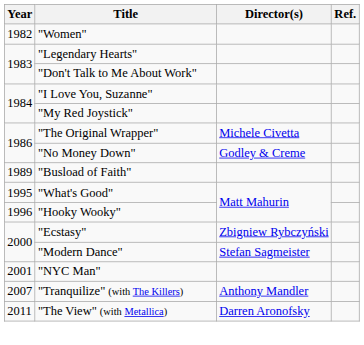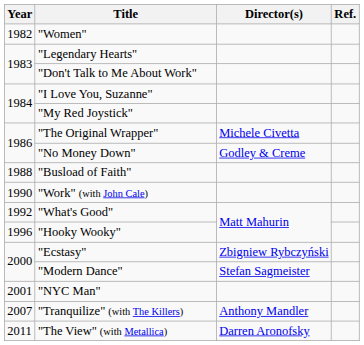(20, 172) 1989 -> (20, 172) 1988
+ row: (93, 192)
(20, 192) 1995 -> (20, 212) 1992
